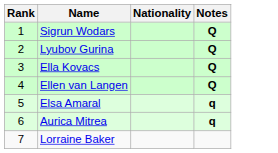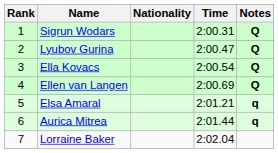+ column: (215, 13)
